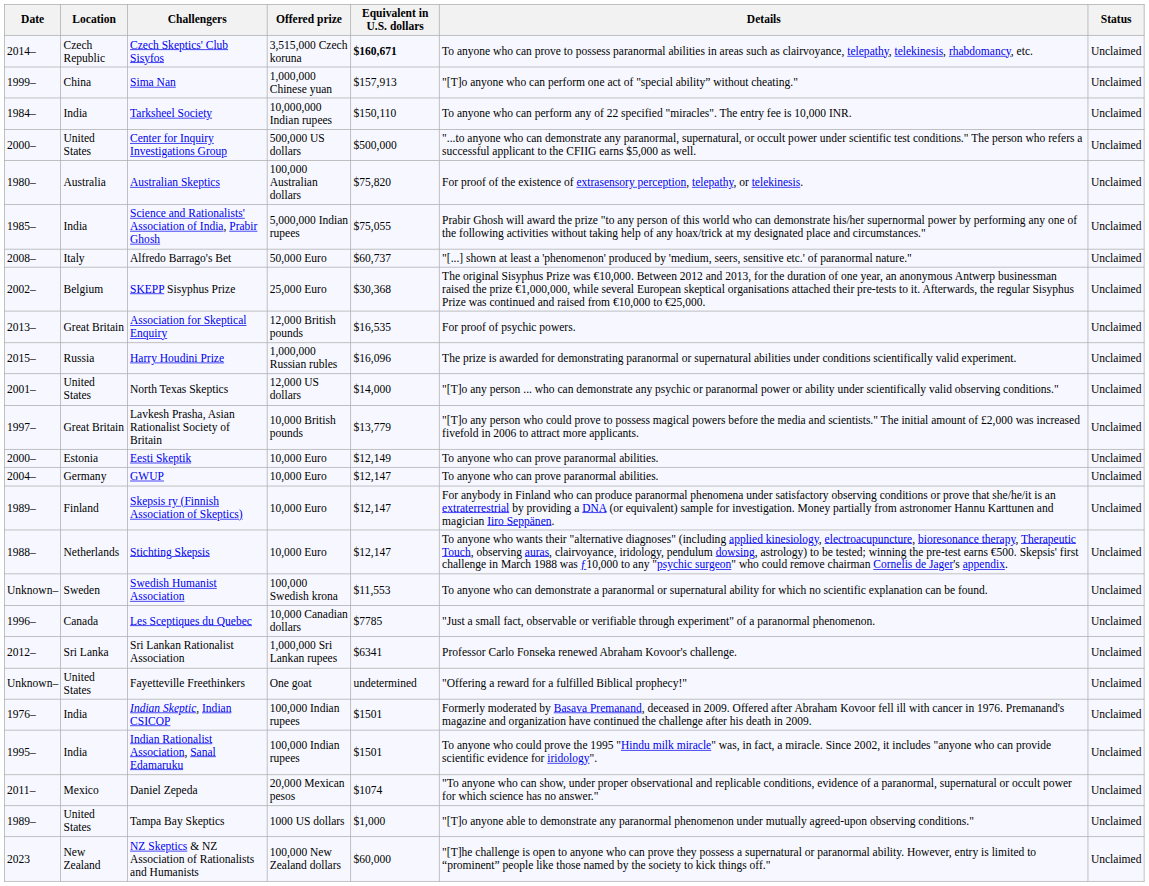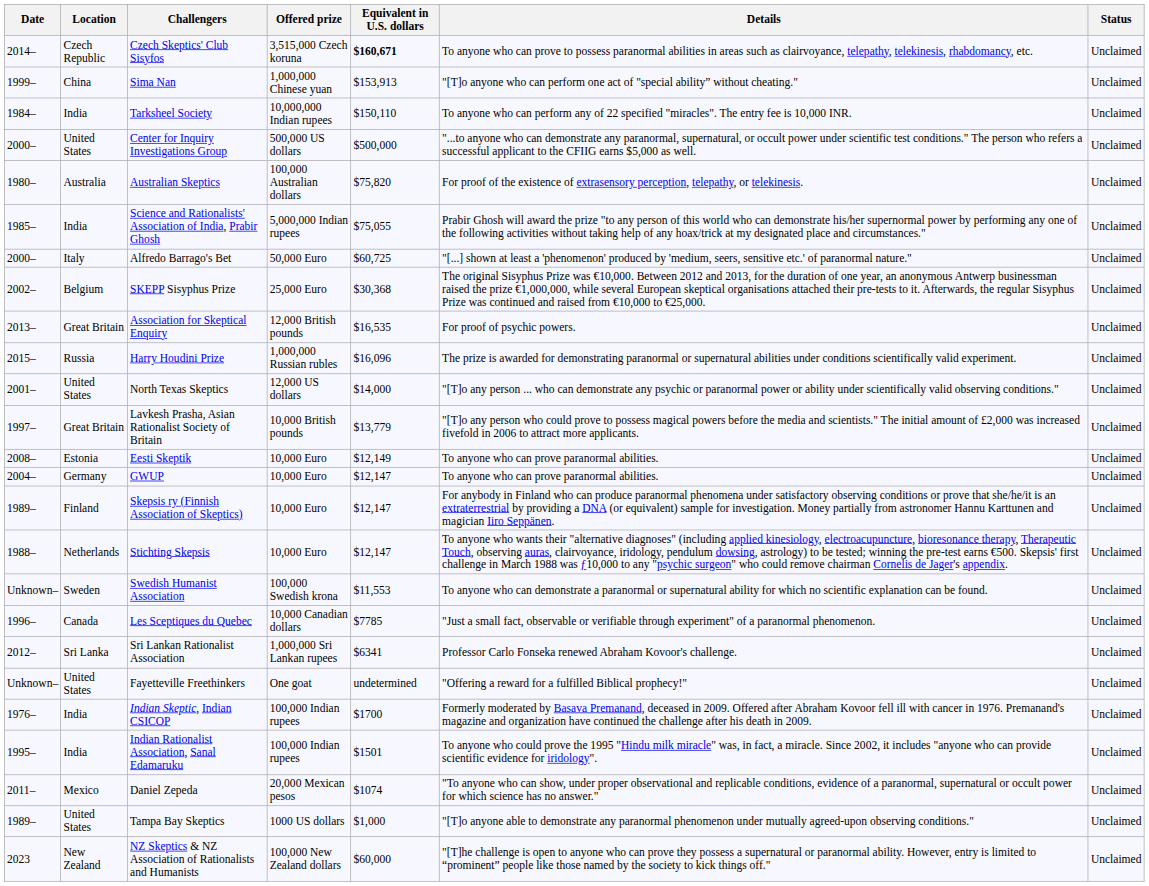(375, 82) $157,913 -> (375, 82) $153,913
(21, 258) 2008– -> (21, 258) 2000–
(372, 258) $60,737 -> (372, 258) $60,725
(21, 458) 2000– -> (21, 458) 2008–
(368, 714) $1501 -> (368, 714) $1700
